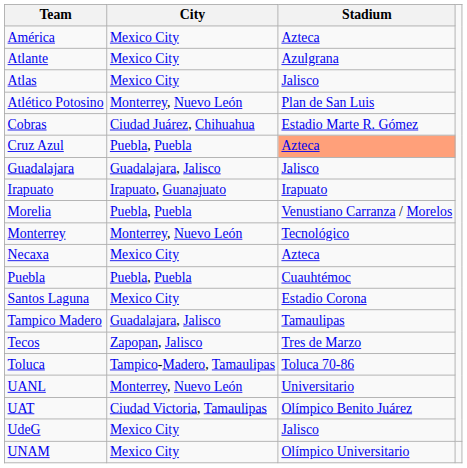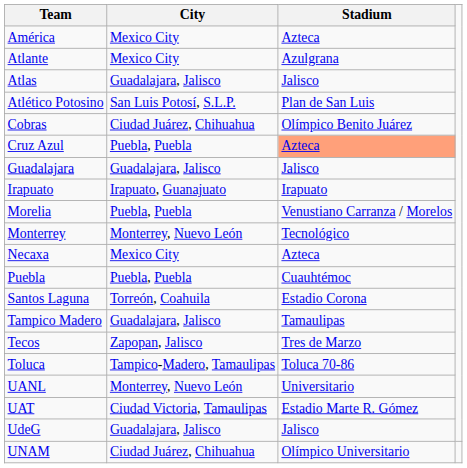(144, 80) Mexico City -> (165, 80) Guadalajara, Jalisco
(176, 102) Monterrey, Nuevo León -> (173, 102) San Luis Potosí, S.L.P.
(350, 124) Estadio Marte R. Gómez -> (347, 124) Olímpico Benito Juárez
(144, 299) Mexico City -> (160, 299) Torreón, Coahuila
(347, 408) Olímpico Benito Juárez -> (350, 408) Estadio Marte R. Gómez
(144, 430) Mexico City -> (165, 430) Guadalajara, Jalisco
(144, 451) Mexico City -> (182, 451) Ciudad Juárez, Chihuahua
